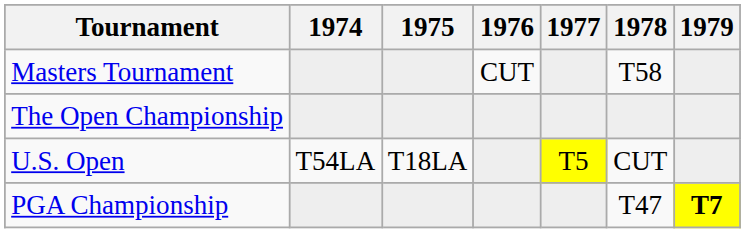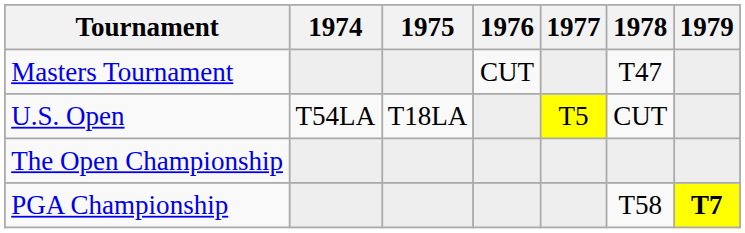(640, 71) T58 -> (640, 71) T47
rows swapped: (68, 160) <-> (147, 116)
(640, 205) T47 -> (640, 205) T58
